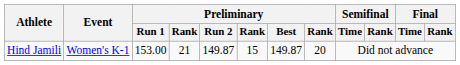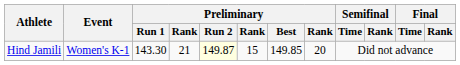(151, 51) 153.00 -> (151, 51) 143.30
(218, 51) no background -> (218, 51) lightyellow background
(286, 51) 149.87 -> (286, 51) 149.85
